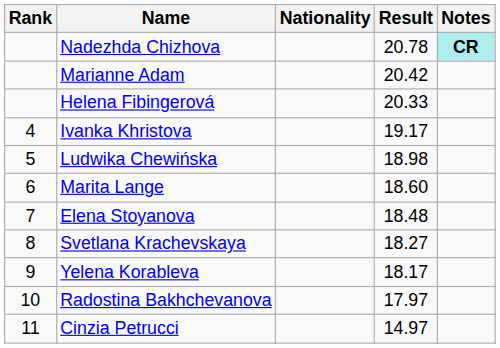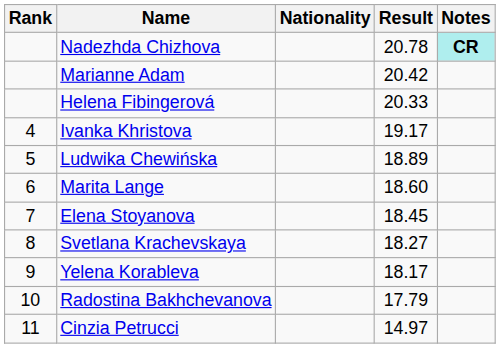(406, 159) 18.98 -> (406, 159) 18.89
(406, 215) 18.48 -> (406, 215) 18.45
(406, 300) 17.97 -> (406, 300) 17.79
